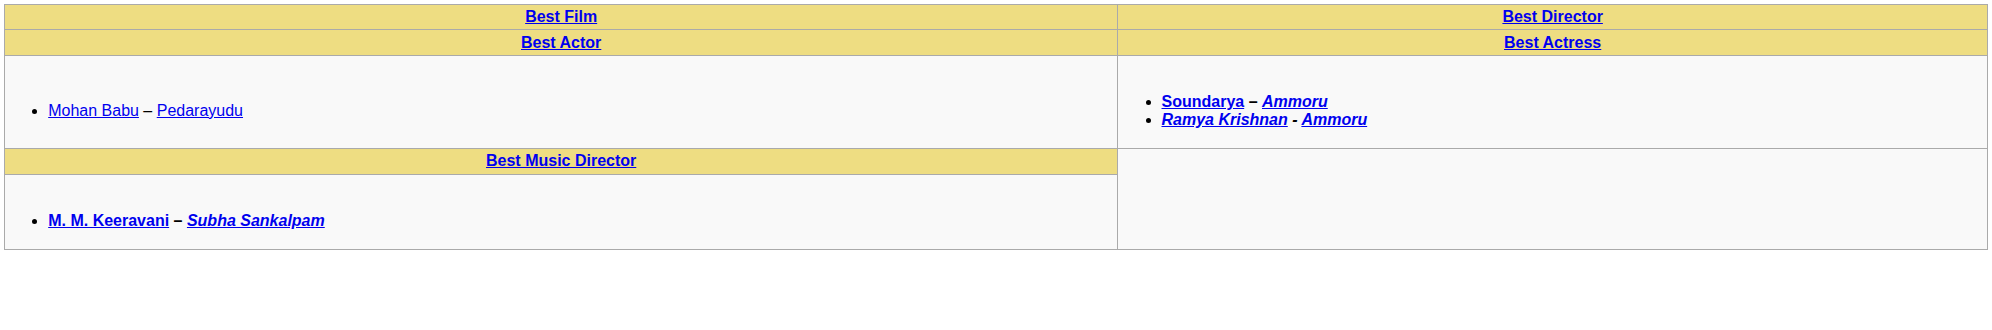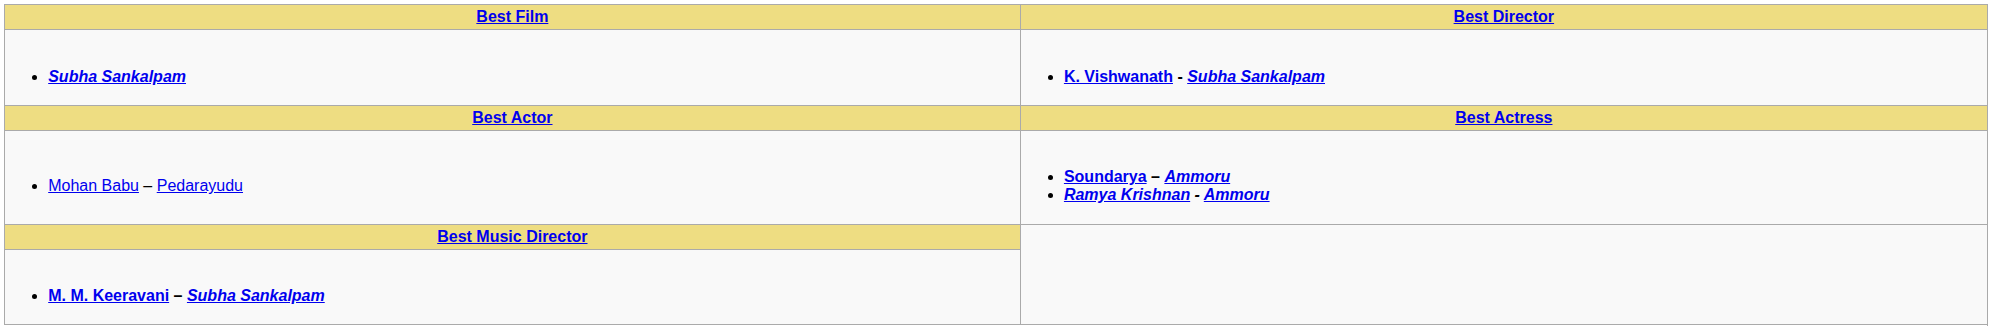+ row: (512, 77)
